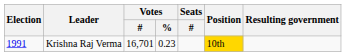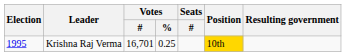(17, 43) 1991 -> (17, 43) 1995
(167, 43) 0.23 -> (167, 43) 0.25
